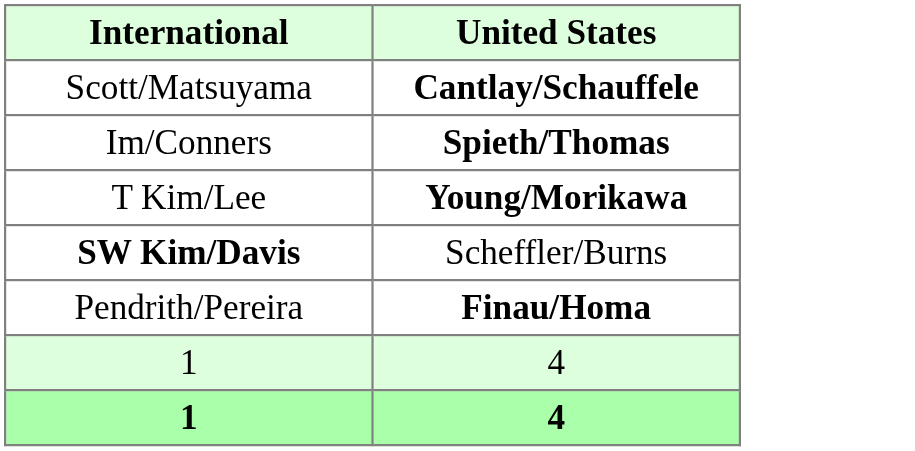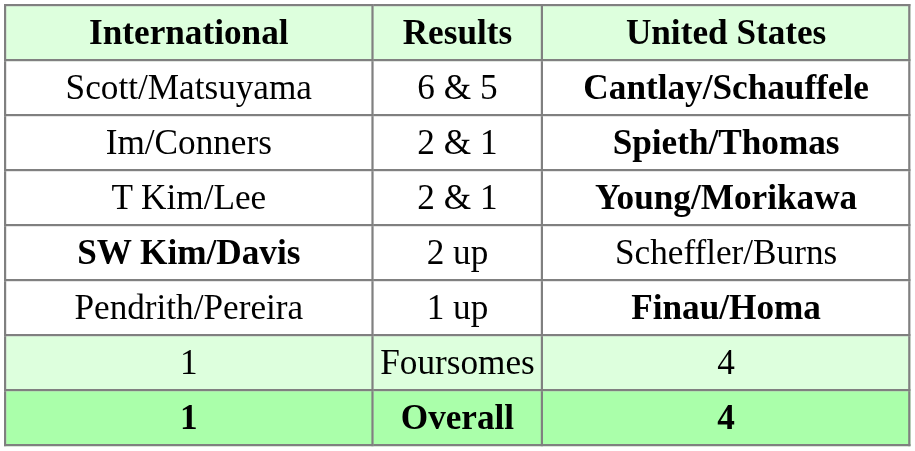+ column: (457, 32)
